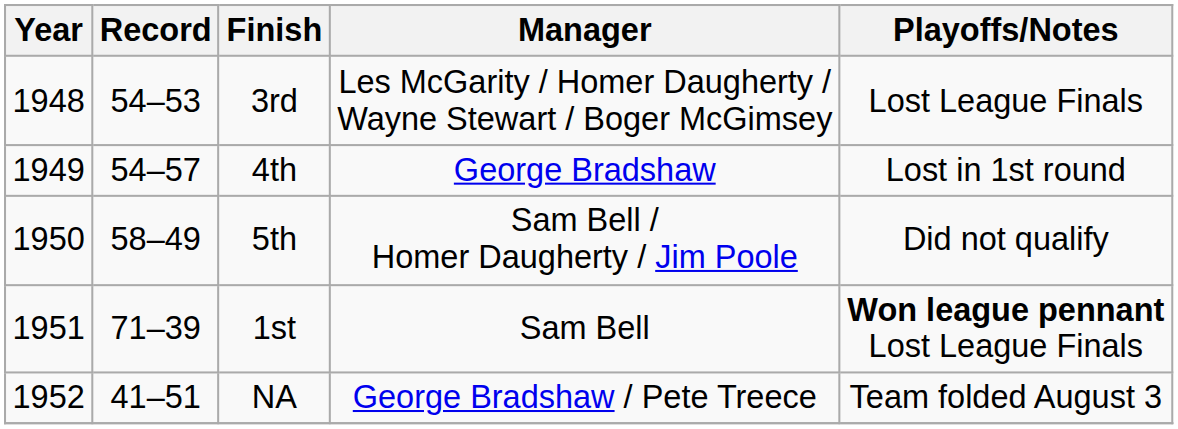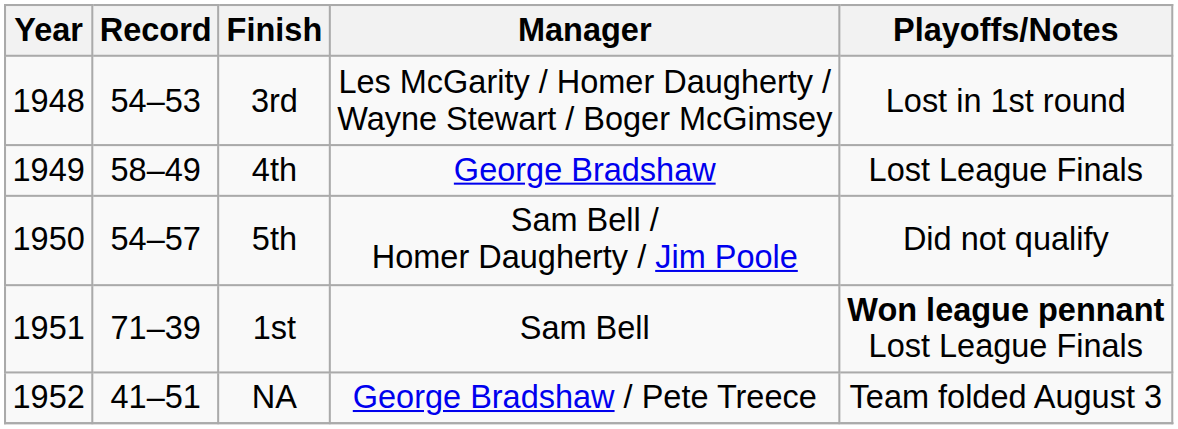(1006, 100) Lost League Finals -> (1006, 100) Lost in 1st round
(156, 169) 54–57 -> (156, 169) 58–49
(1006, 169) Lost in 1st round -> (1006, 169) Lost League Finals
(156, 239) 58–49 -> (156, 239) 54–57
